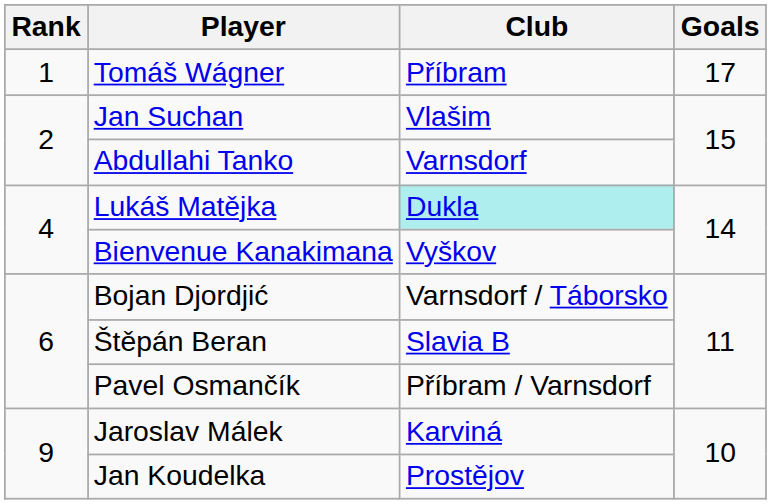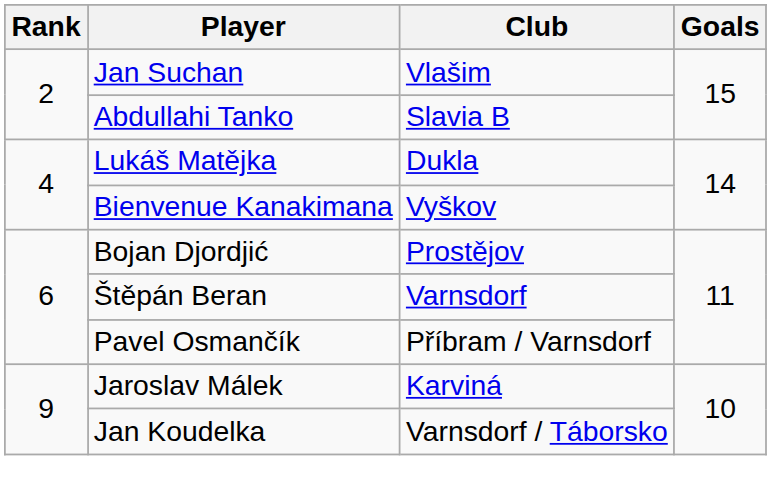- row: (189, 71)
(466, 161) Varnsdorf -> (458, 116) Slavia B
(442, 206) paleturquoise background -> (442, 161) no background
(537, 296) Varnsdorf / Táborsko -> (465, 251) Prostějov
(458, 341) Slavia B -> (466, 296) Varnsdorf
(465, 476) Prostějov -> (537, 431) Varnsdorf / Táborsko
